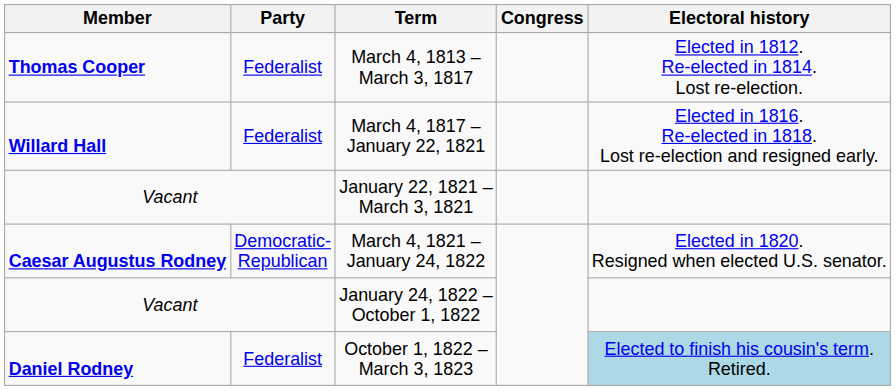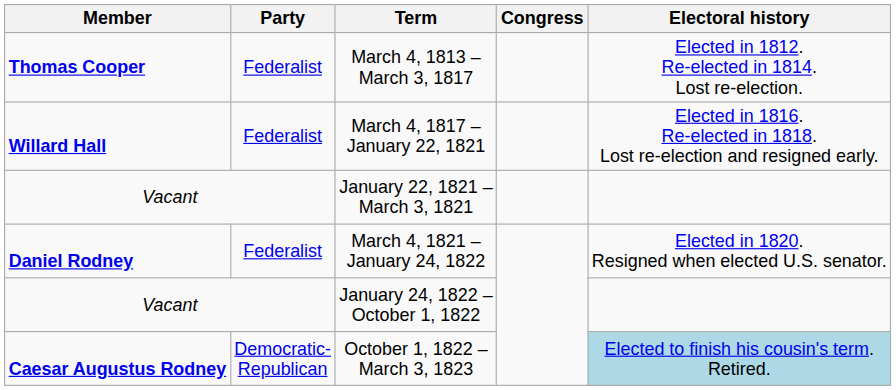(117, 261) Caesar Augustus Rodney -> (71, 261) Daniel Rodney
(283, 251) Democratic- Republican -> (283, 251) Federalist
(71, 368) Daniel Rodney -> (117, 368) Caesar Augustus Rodney
(283, 358) Federalist -> (283, 358) Democratic- Republican
